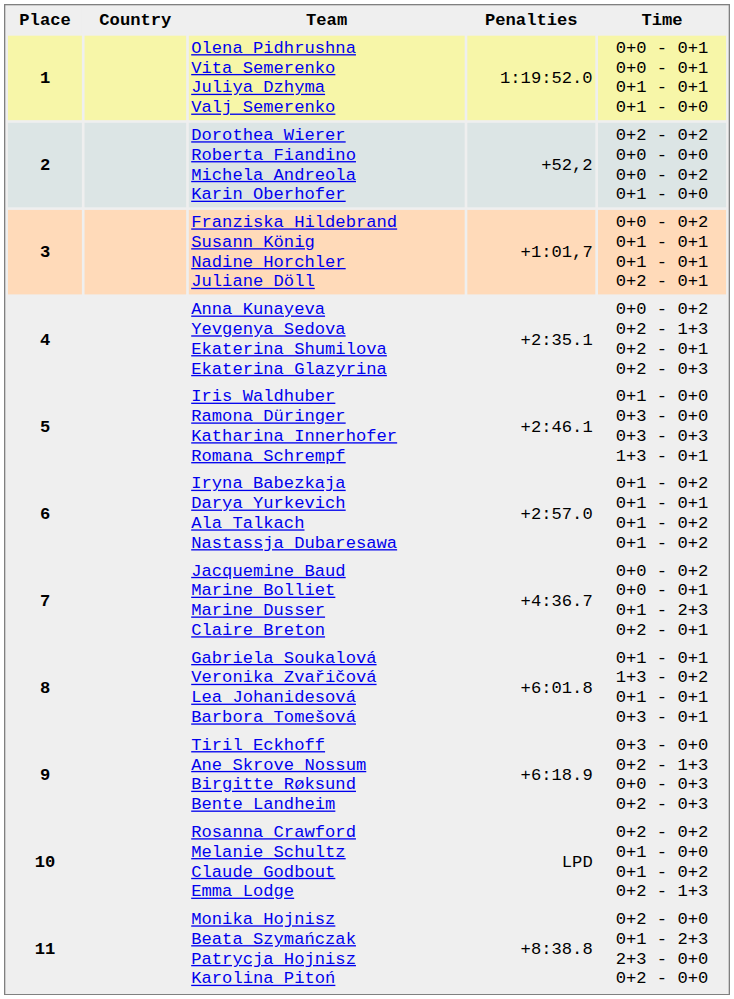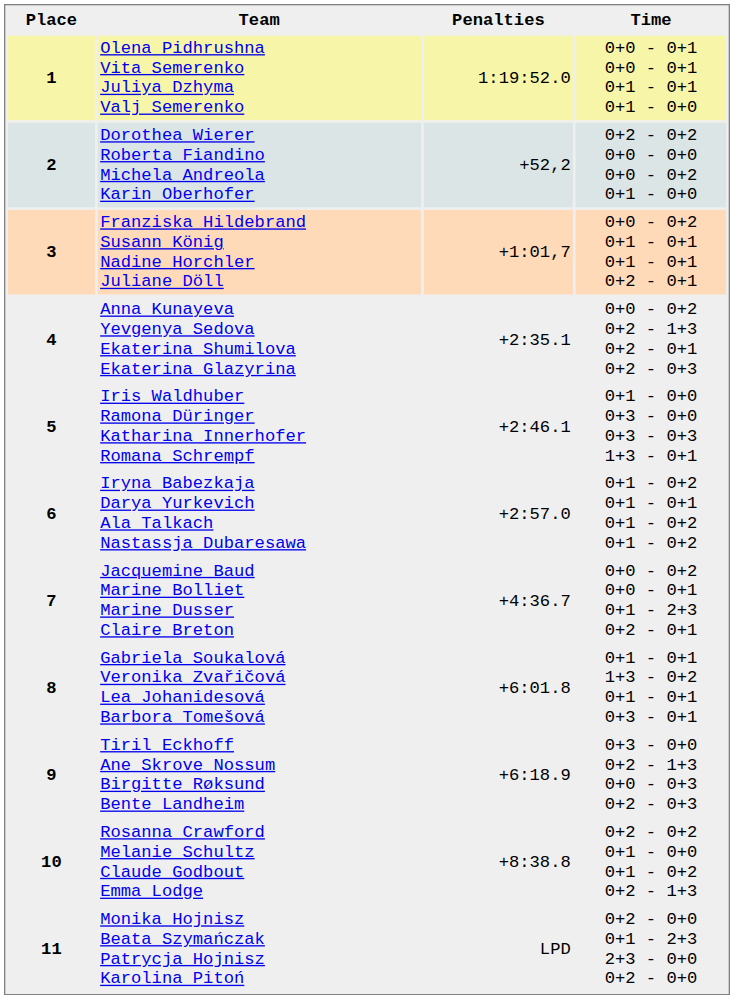- column: (135, 21)
(577, 862) LPD -> (535, 862) +8:38.8
(557, 949) +8:38.8 -> (555, 949) LPD
